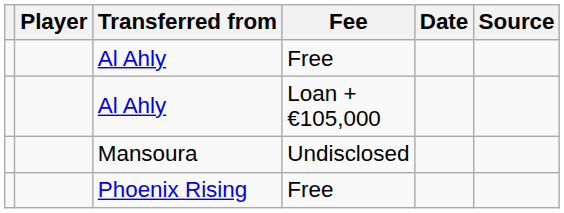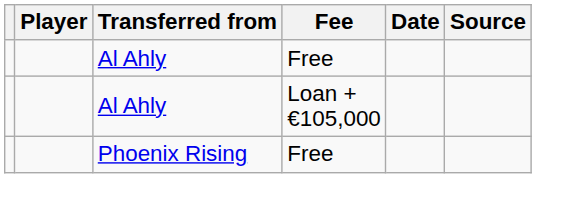- row: (148, 154)
